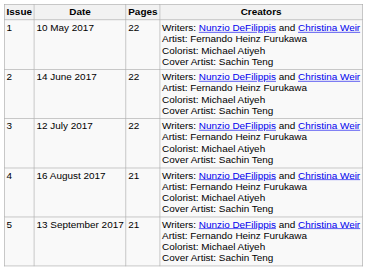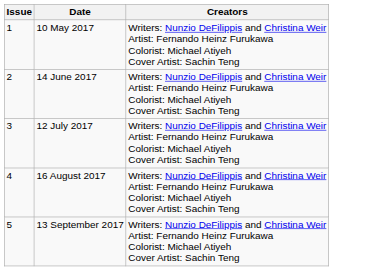- column: (143, 12)
